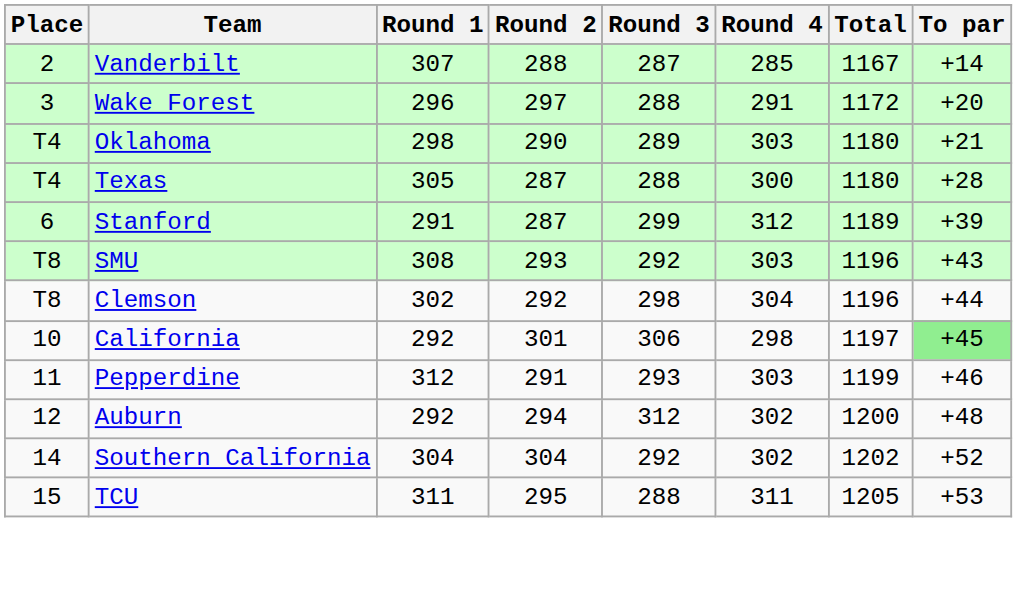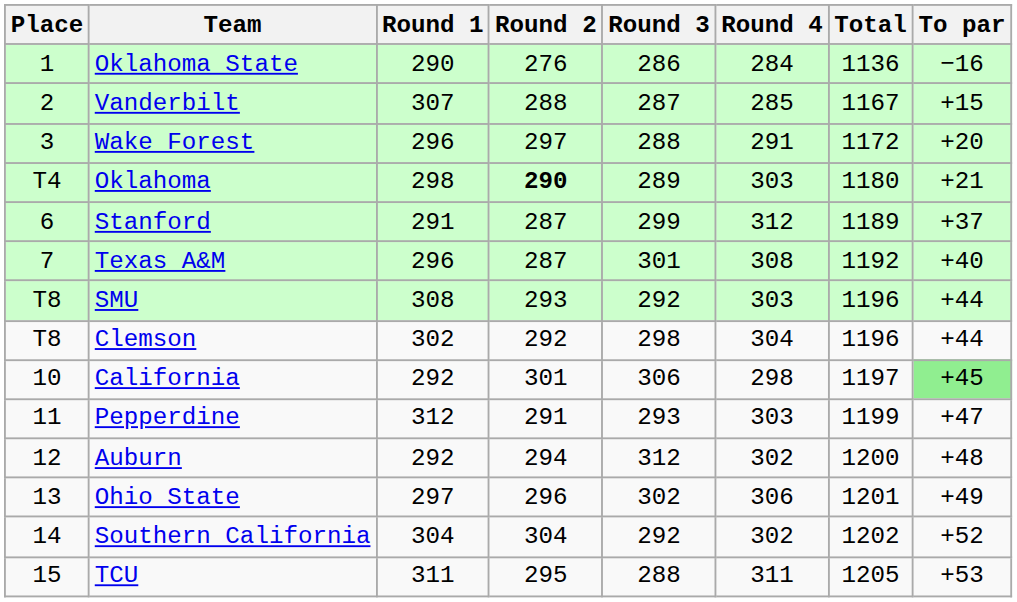+ row: (196, 64)
(962, 64) +14 -> (962, 103) +15
(546, 143) normal -> (546, 182) bold
- row: (131, 182)
(962, 222) +39 -> (962, 222) +37
+ row: (160, 261)
(962, 261) +43 -> (962, 300) +44
(962, 379) +46 -> (962, 419) +47
+ row: (167, 498)
